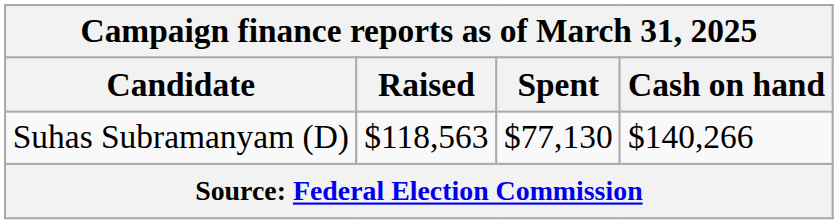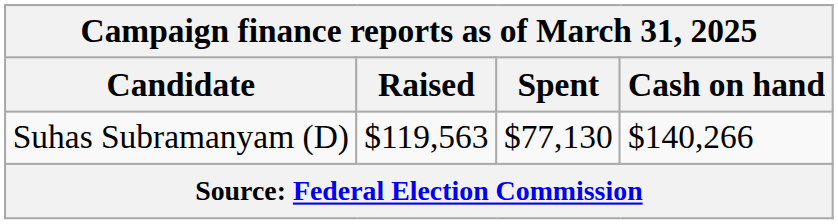(426, 137) $118,563 -> (426, 137) $119,563
